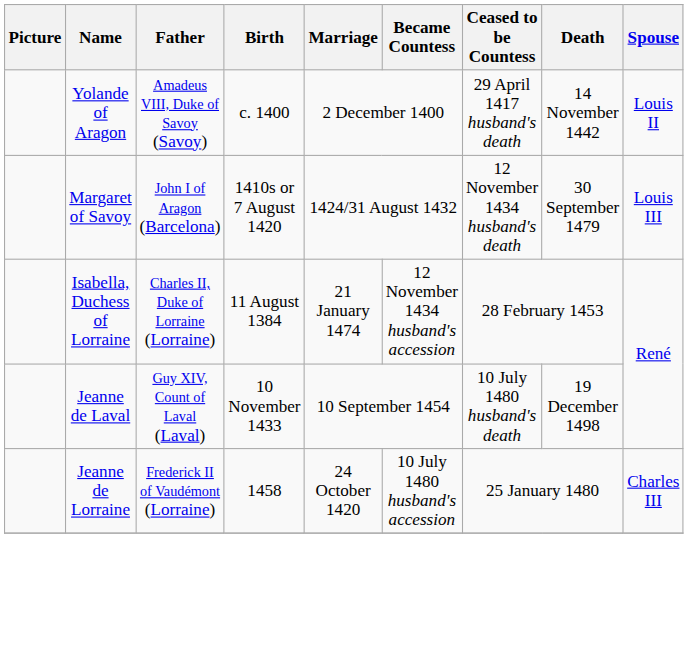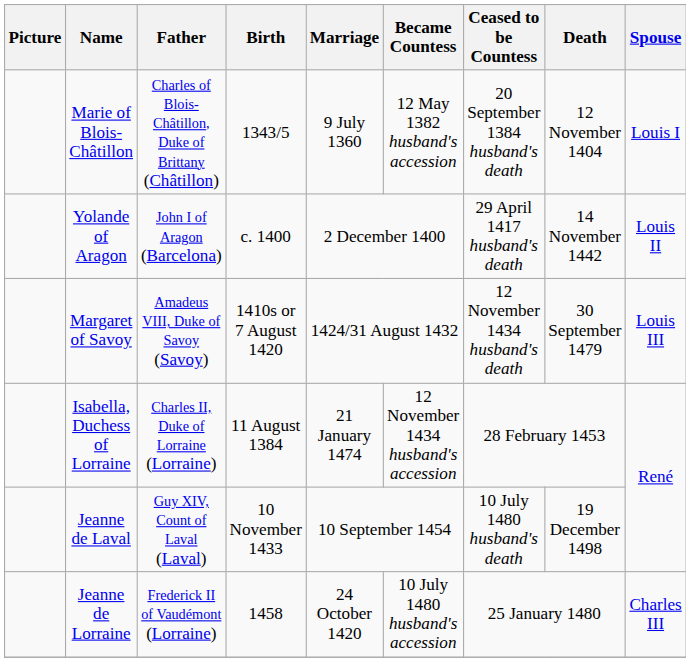+ row: (101, 131)
(180, 113) Amadeus VIII, Duke of Savoy (Savoy) -> (181, 237) John I of Aragon (Barcelona)
(180, 208) John I of Aragon (Barcelona) -> (181, 331) Amadeus VIII, Duke of Savoy (Savoy)
